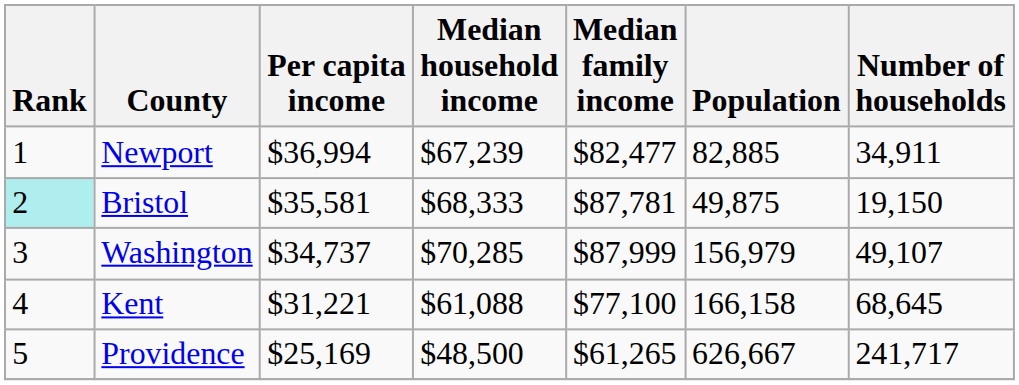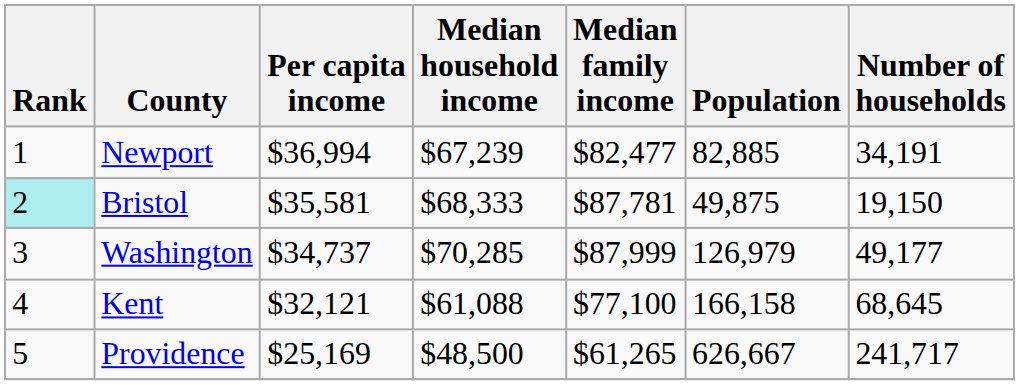(899, 151) 34,911 -> (899, 151) 34,191
(744, 252) 156,979 -> (744, 252) 126,979
(899, 252) 49,107 -> (899, 252) 49,177
(319, 303) $31,221 -> (319, 303) $32,121
